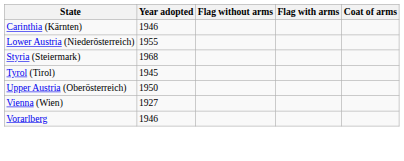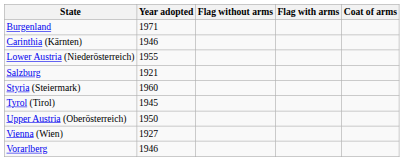+ row: (29, 27)
+ row: (23, 73)
(148, 57) 1968 -> (148, 88) 1960
